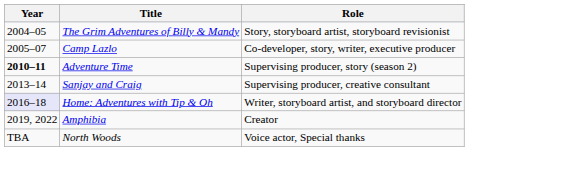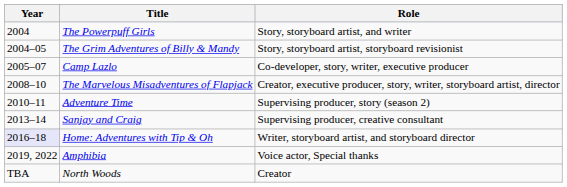+ row: (109, 31)
+ row: (157, 84)
(26, 66) bold -> (26, 102) normal
(261, 119) Creator -> (318, 155) Voice actor, Special thanks
(305, 137) Voice actor, Special thanks -> (274, 173) Creator
